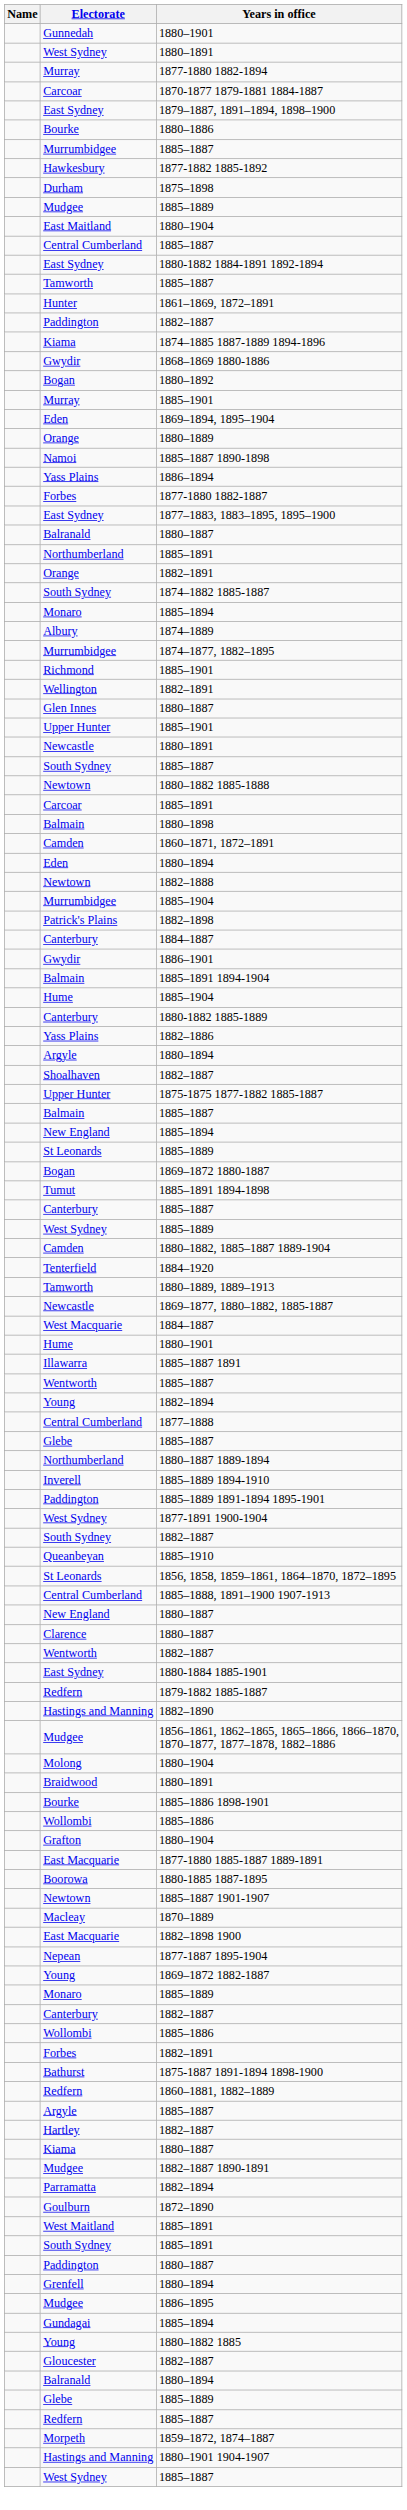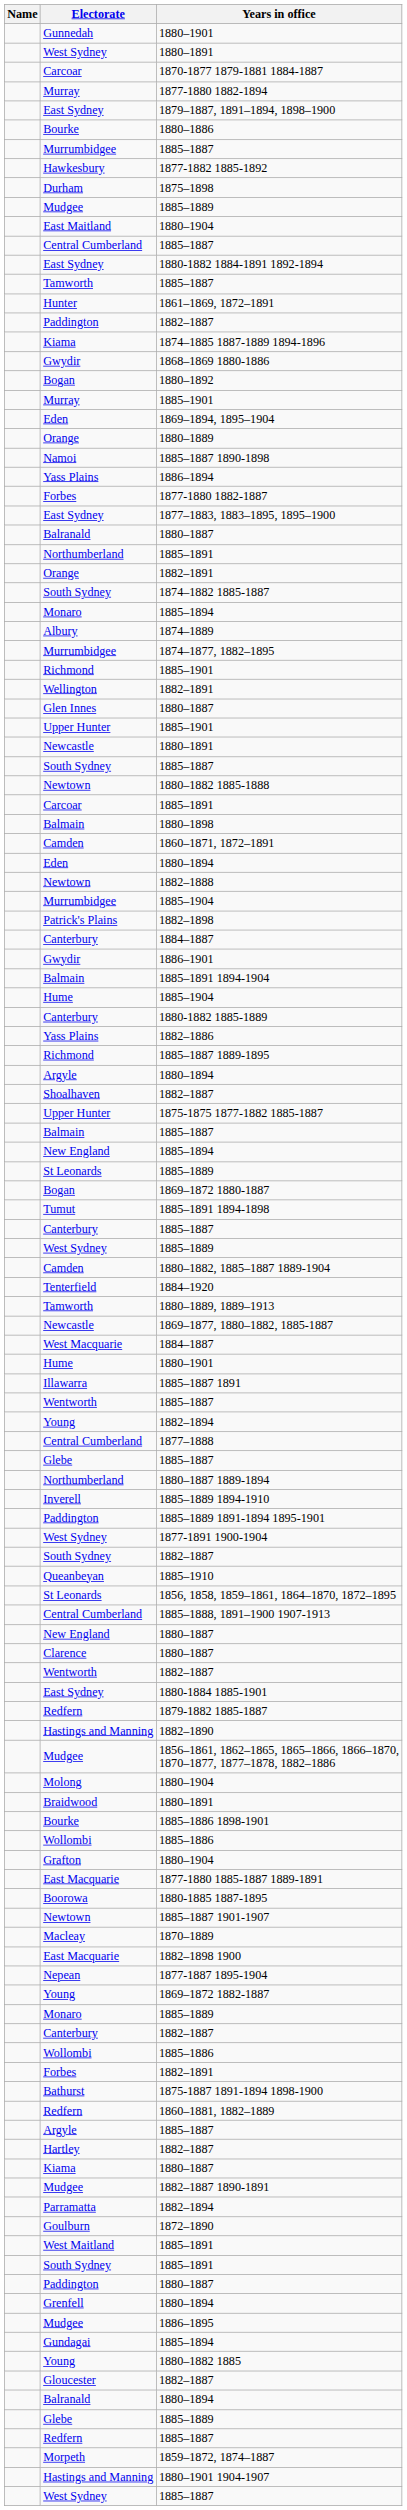rows swapped: (62, 91) <-> (61, 71)
+ row: (69, 1055)
